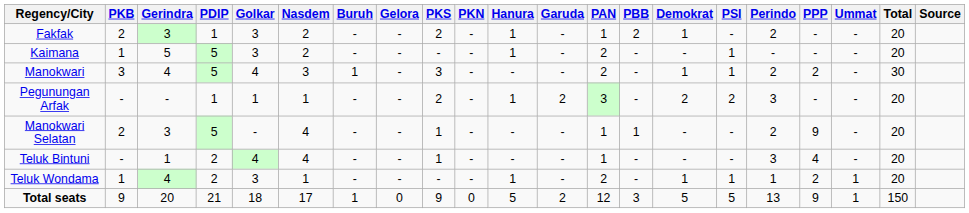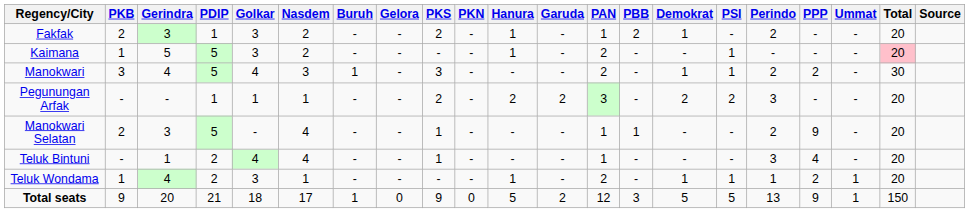(898, 53) no background -> (898, 53) pink background
(513, 99) 1 -> (513, 99) 2
